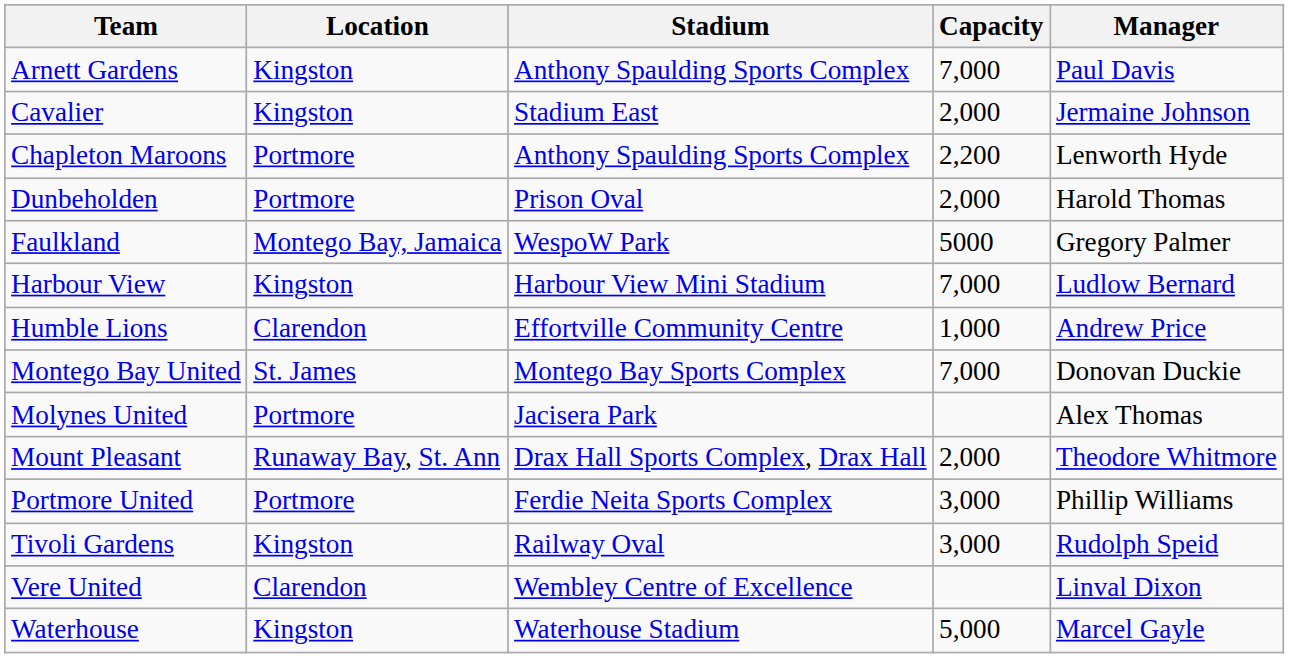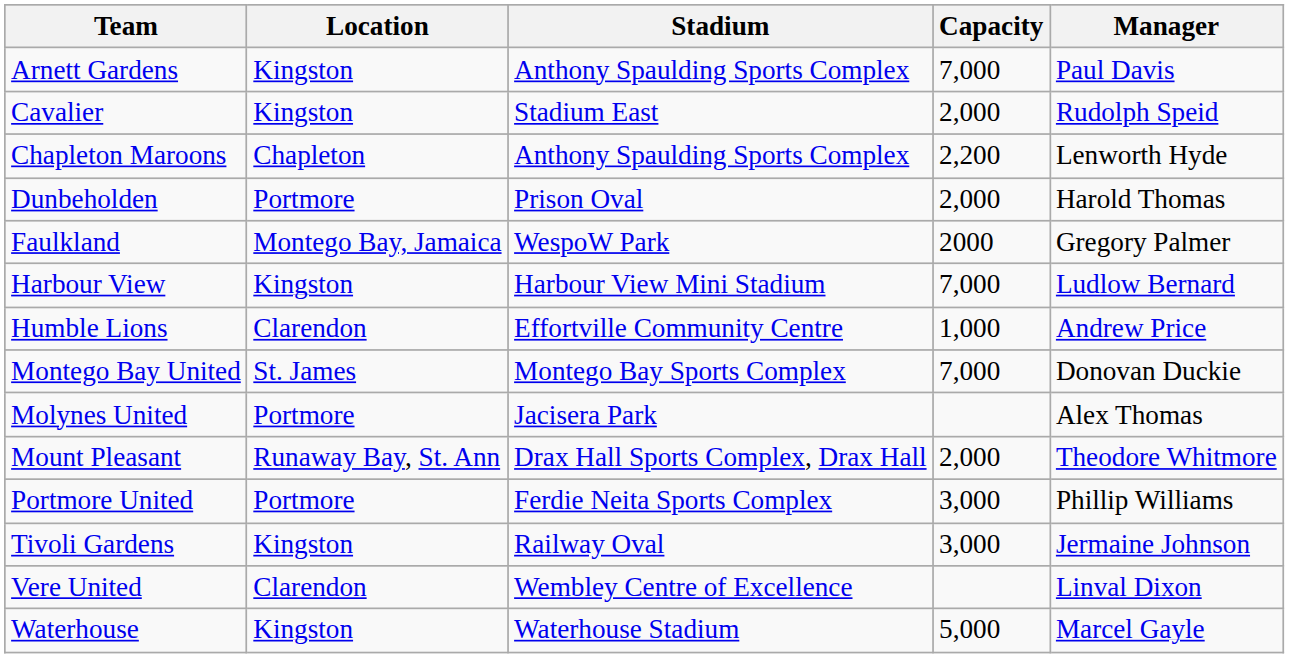(1153, 112) Jermaine Johnson -> (1137, 112) Rudolph Speid
(304, 155) Portmore -> (309, 155) Chapleton
(966, 241) 5000 -> (966, 241) 2000
(1137, 543) Rudolph Speid -> (1153, 543) Jermaine Johnson
